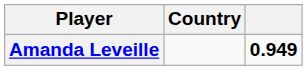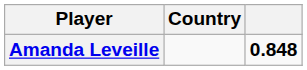(274, 49) 0.949 -> (274, 49) 0.848
